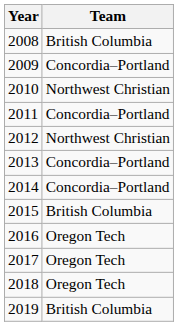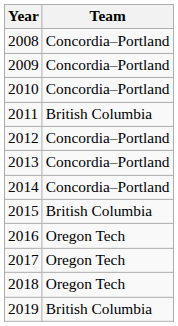(99, 41) British Columbia -> (108, 41) Concordia–Portland
(108, 89) Northwest Christian -> (108, 89) Concordia–Portland
(108, 114) Concordia–Portland -> (99, 114) British Columbia
(108, 138) Northwest Christian -> (108, 138) Concordia–Portland
